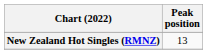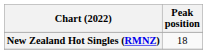(182, 40) 13 -> (182, 40) 18
